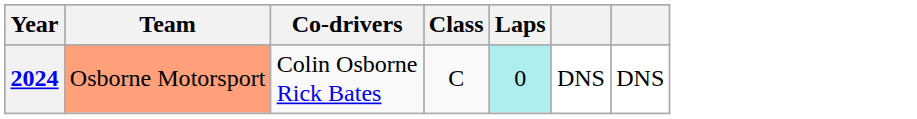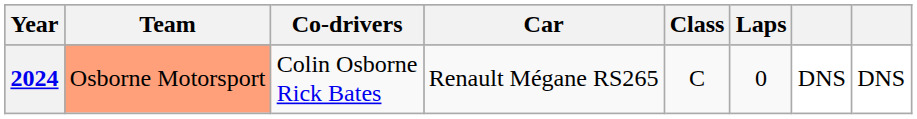+ column: (544, 24)
(520, 78) paleturquoise background -> (761, 78) no background
